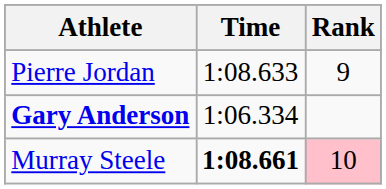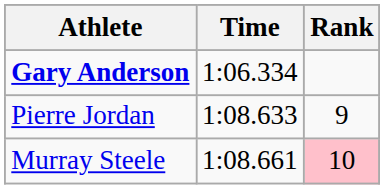rows swapped: (100, 116) <-> (83, 71)
(251, 161) bold -> (250, 161) normal
